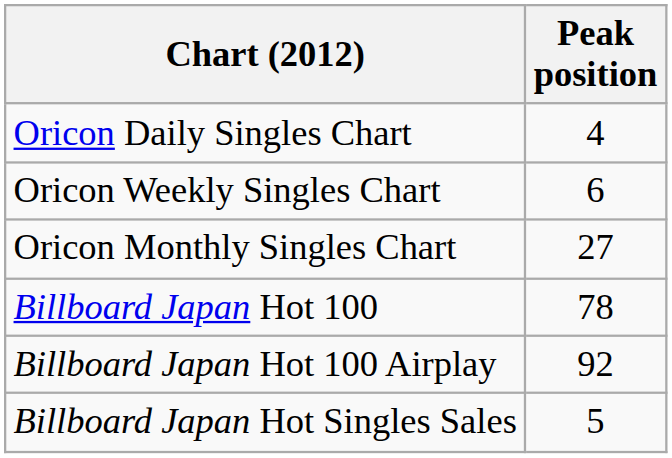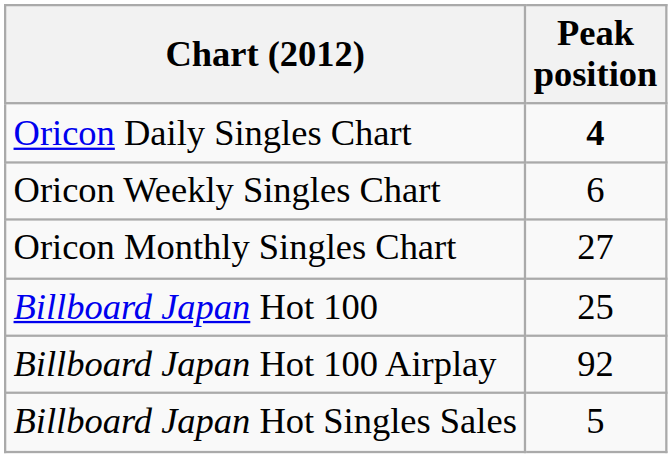(595, 132) normal -> (595, 132) bold
(595, 305) 78 -> (595, 305) 25
